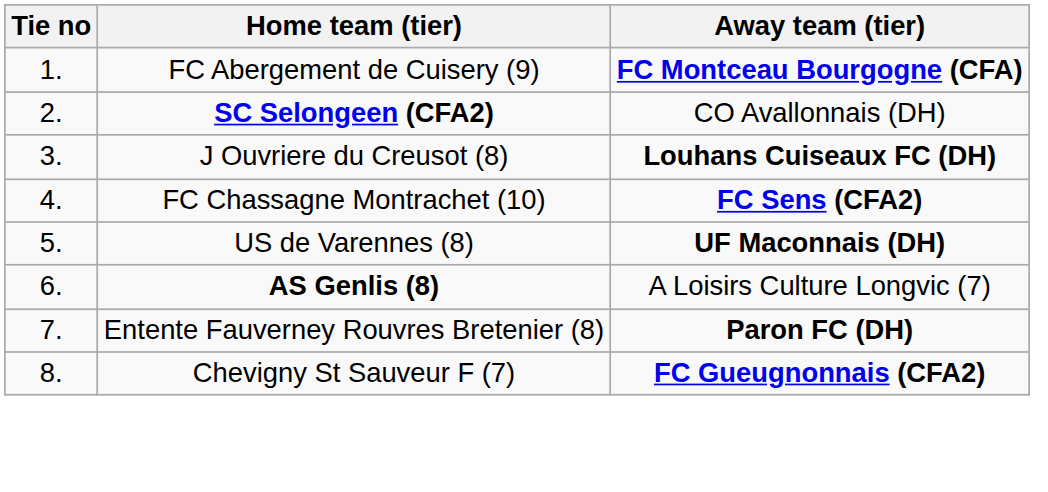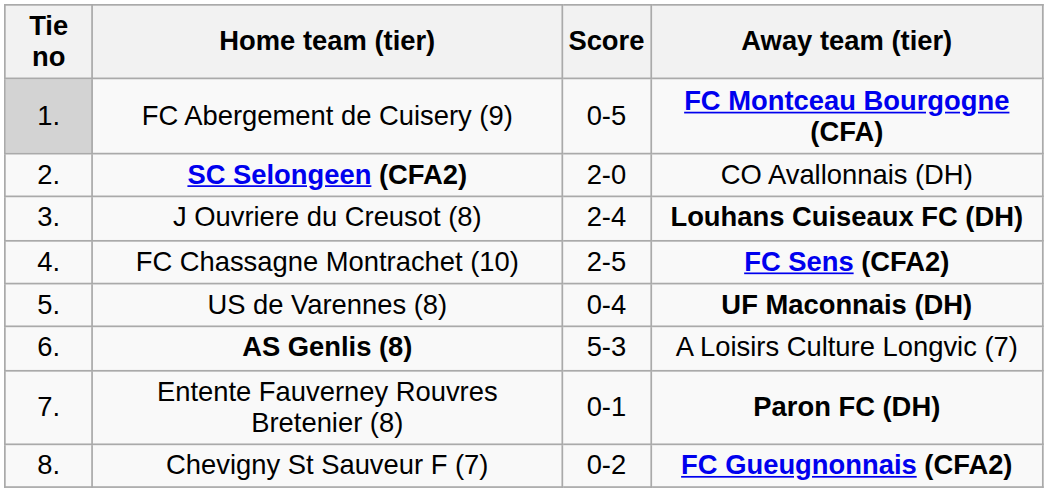+ column: (606, 41)
(51, 69) no background -> (49, 115) lightgrey background
